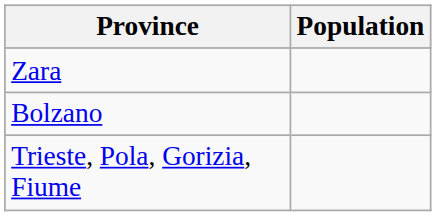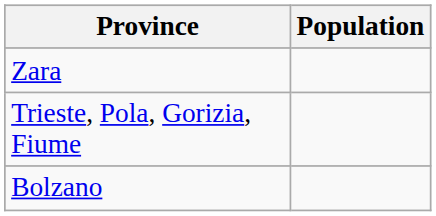rows swapped: (131, 172) <-> (57, 113)
